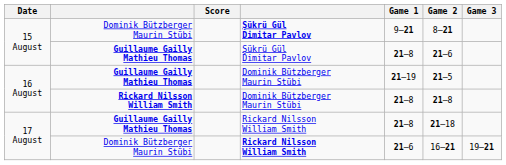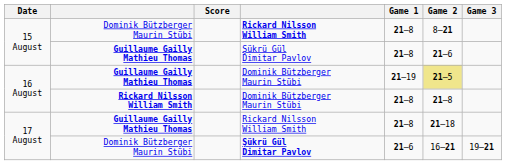(277, 30) Şükrü Gül Dimitar Pavlov -> (279, 30) Rickard Nilsson William Smith
(404, 30) 9–21 -> (404, 30) 21–8
(443, 77) no background -> (443, 77) khaki background
(279, 147) Rickard Nilsson William Smith -> (277, 147) Şükrü Gül Dimitar Pavlov
